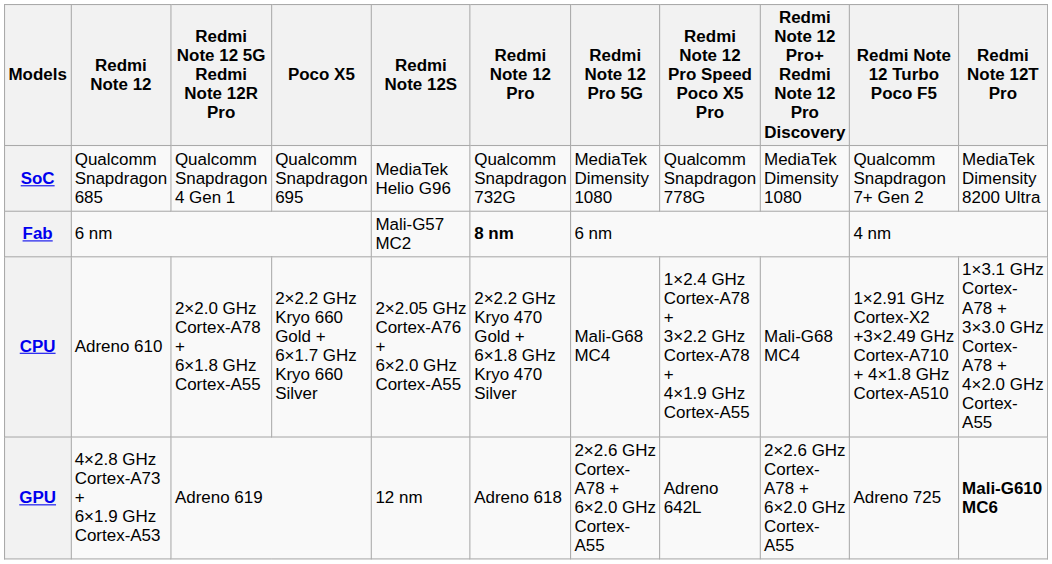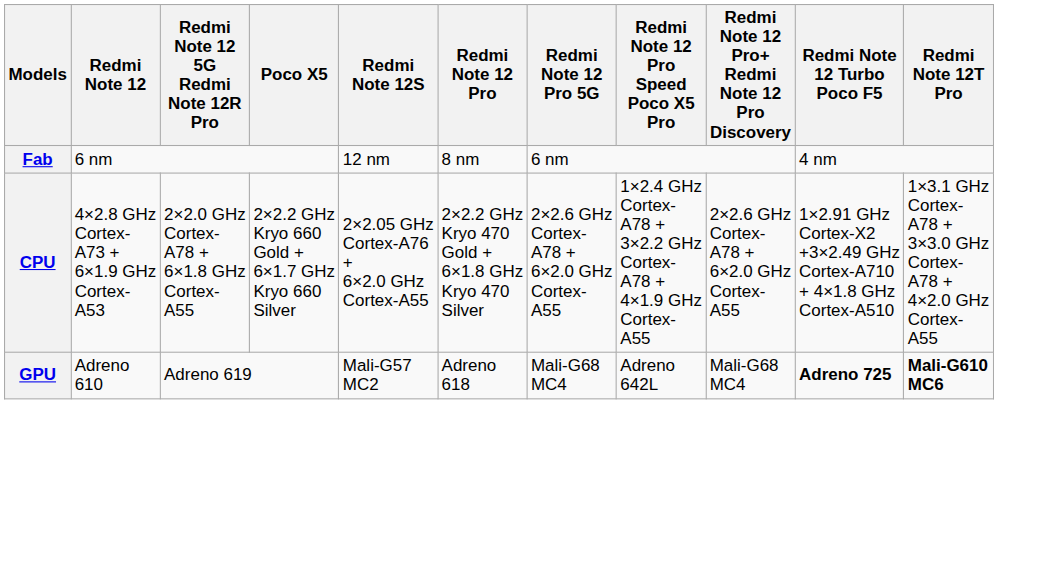- row: (38, 178)
(410, 233) Mali-G57 MC2 -> (366, 159) 12 nm
(494, 233) bold -> (460, 159) normal
(119, 346) Adreno 610 -> (115, 262) 4×2.8 GHz Cortex-A73 + 6×1.9 GHz Cortex-A53
(609, 346) Mali-G68 MC4 -> (572, 262) 2×2.6 GHz Cortex-A78 + 6×2.0 GHz Cortex-A55
(798, 346) Mali-G68 MC4 -> (750, 262) 2×2.6 GHz Cortex-A78 + 6×2.0 GHz Cortex-A55
(118, 497) 4×2.8 GHz Cortex-A73 + 6×1.9 GHz Cortex-A53 -> (102, 375) Adreno 610
(399, 497) 12 nm -> (377, 375) Mali-G57 MC2
(615, 497) 2×2.6 GHz Cortex-A78 + 6×2.0 GHz Cortex-A55 -> (565, 375) Mali-G68 MC4
(805, 497) 2×2.6 GHz Cortex-A78 + 6×2.0 GHz Cortex-A55 -> (744, 375) Mali-G68 MC4
(897, 497) normal -> (845, 375) bold
